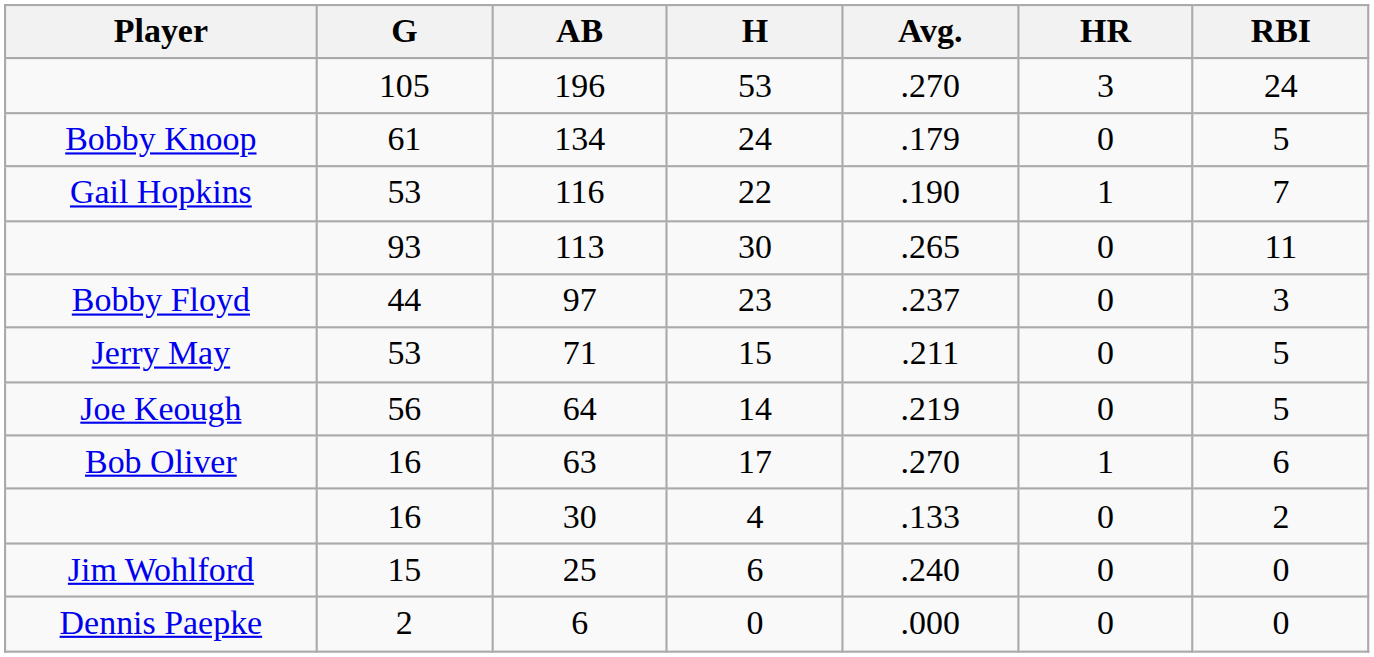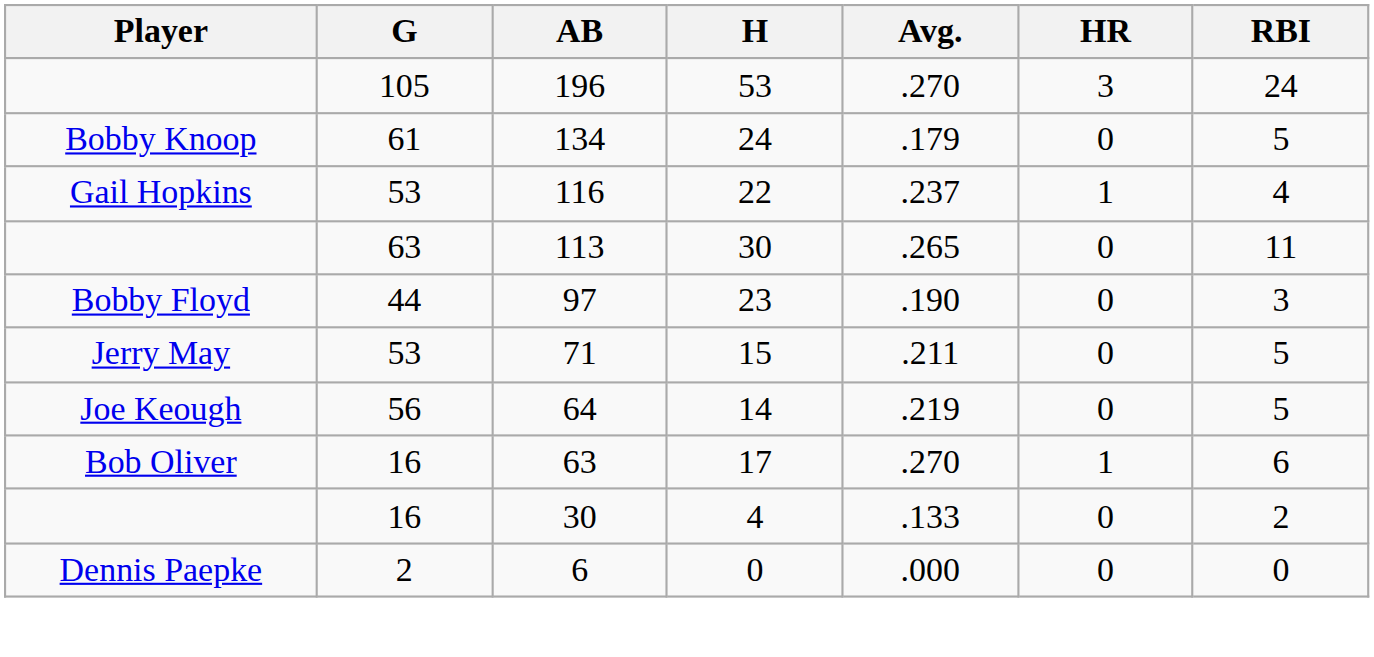(930, 192) .190 -> (930, 192) .237
(1281, 192) 7 -> (1281, 192) 4
(404, 246) 93 -> (404, 246) 63
(930, 300) .237 -> (930, 300) .190
- row: (580, 569)
